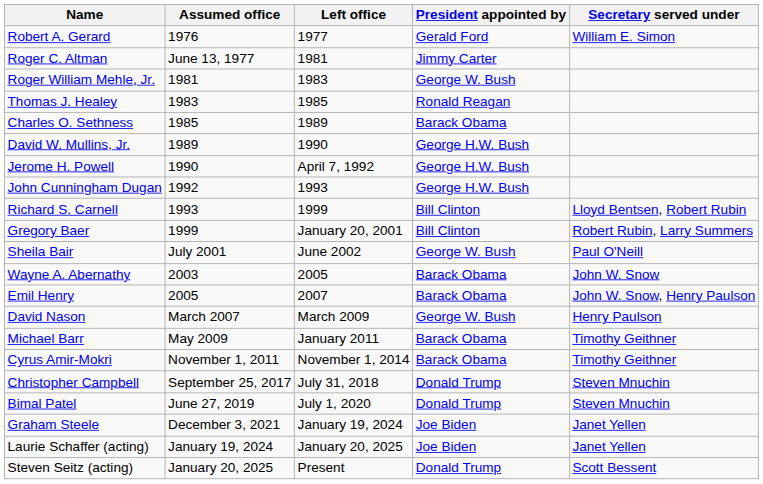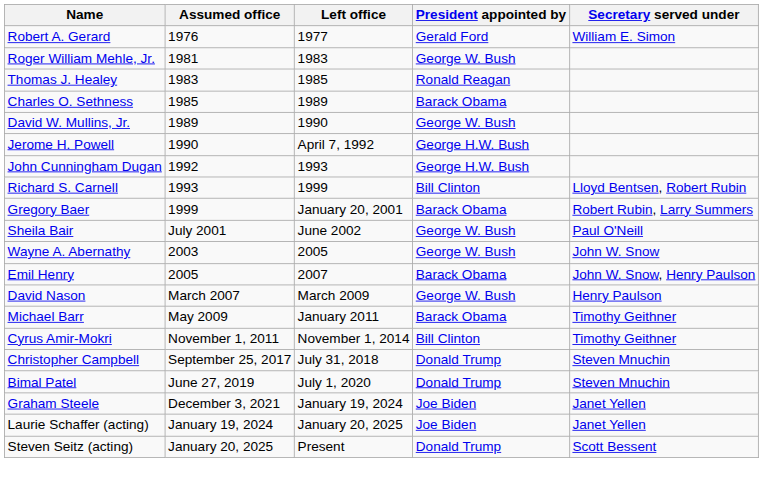- row: (57, 58)
(472, 144) George H.W. Bush -> (466, 123) George W. Bush
(448, 230) Bill Clinton -> (461, 209) Barack Obama
(461, 274) Barack Obama -> (466, 252) George W. Bush
(461, 360) Barack Obama -> (448, 338) Bill Clinton
